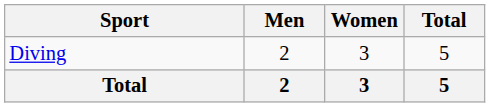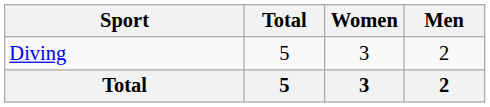columns swapped: (284, 20) <-> (444, 20)
